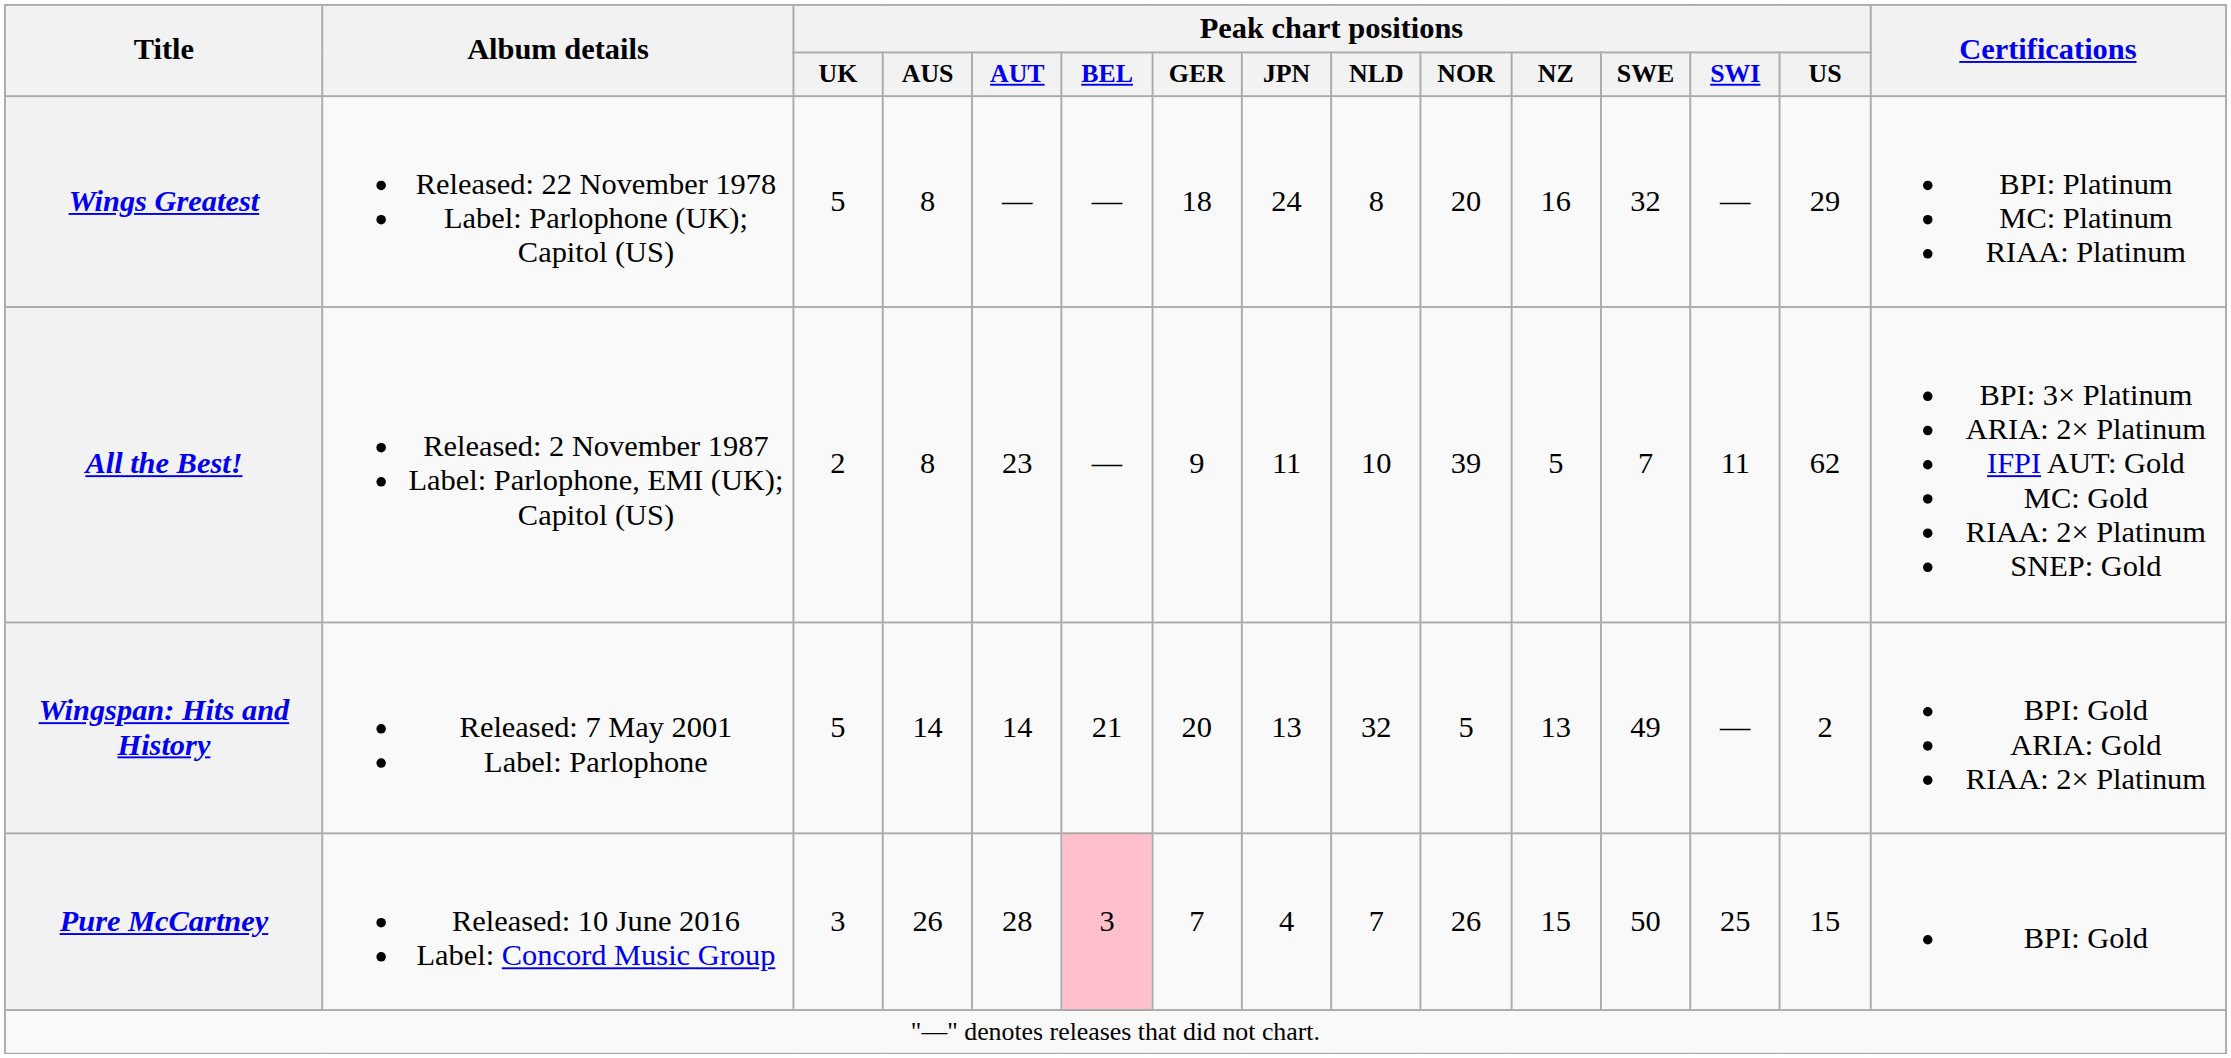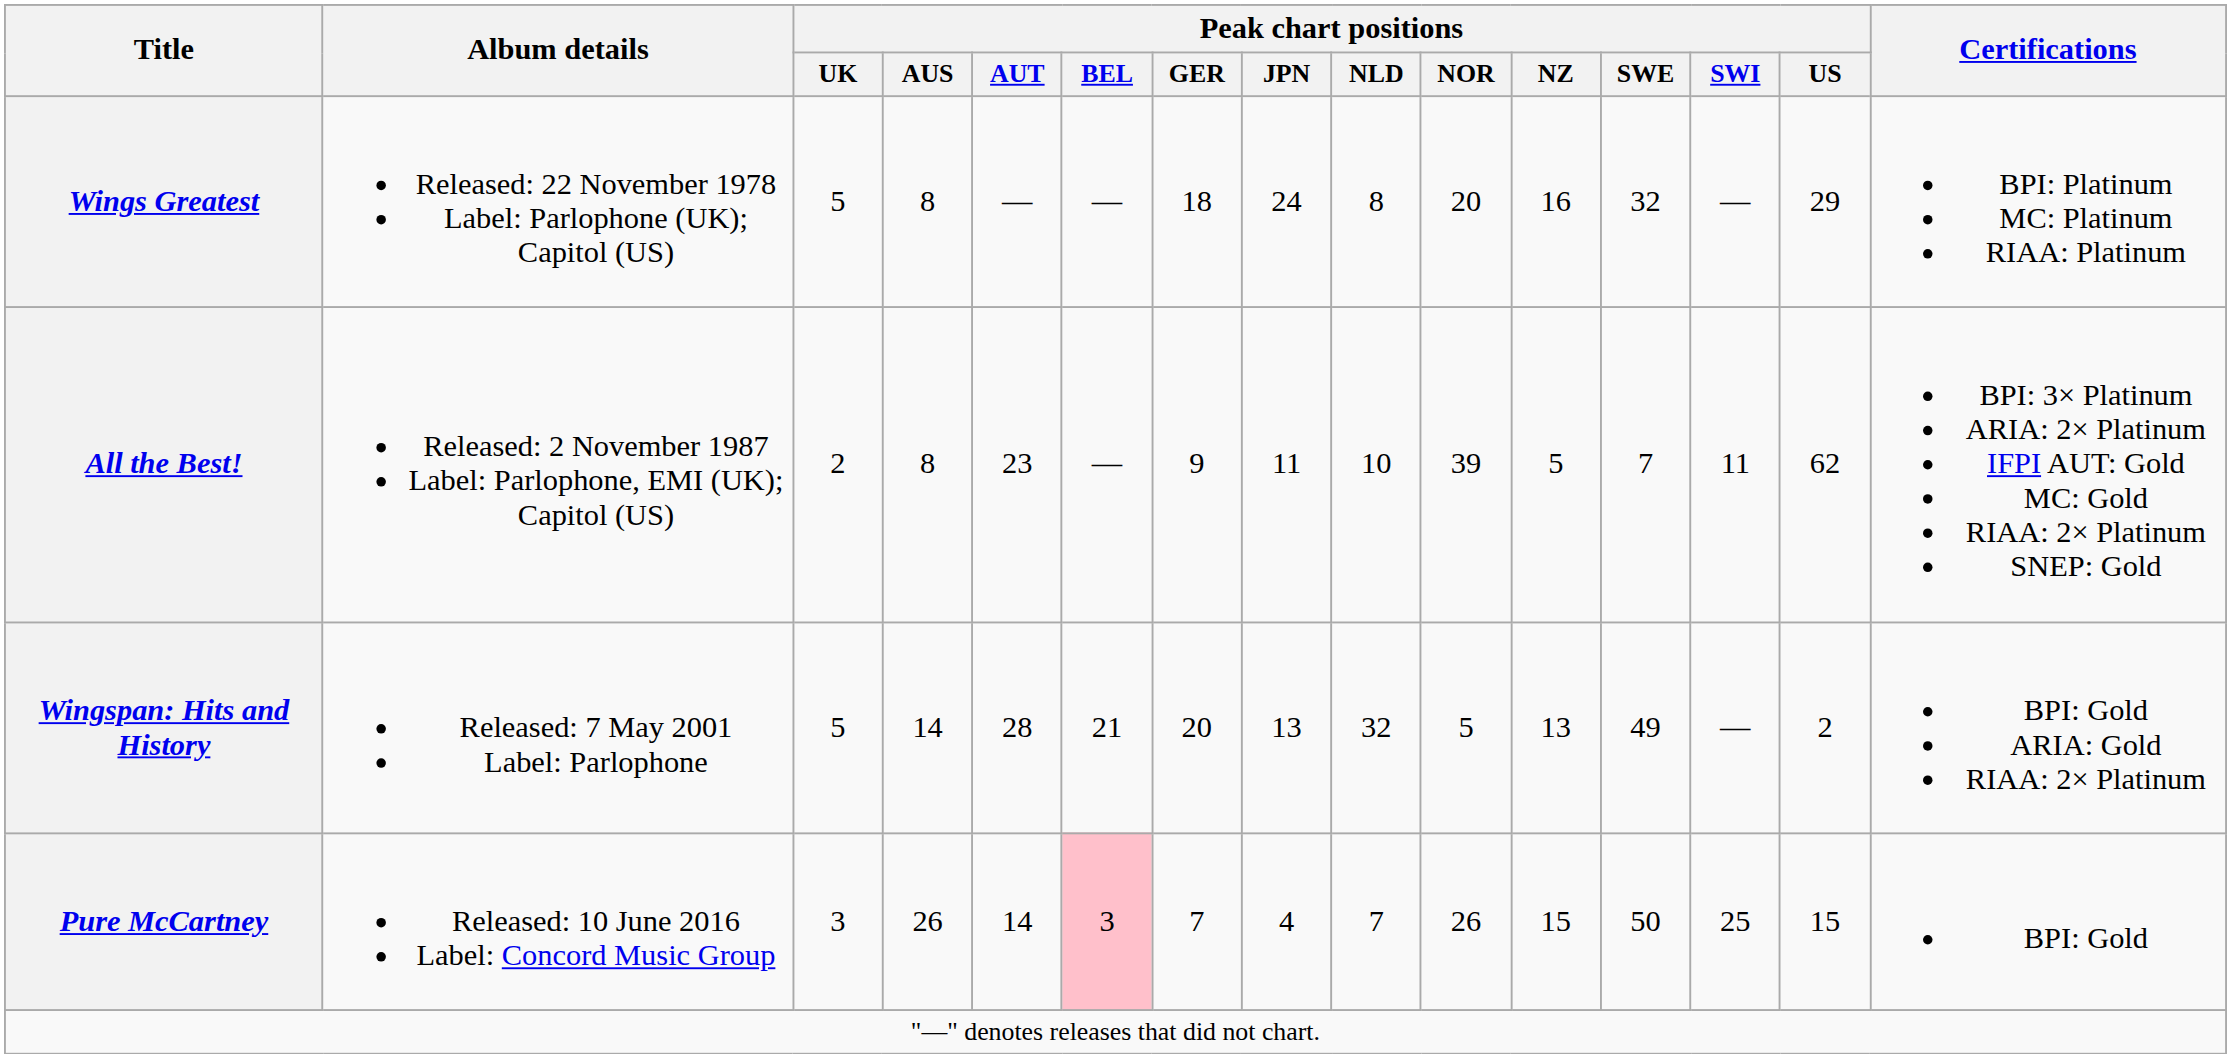(1017, 726) 14 -> (1017, 726) 28
(1017, 921) 28 -> (1017, 921) 14
